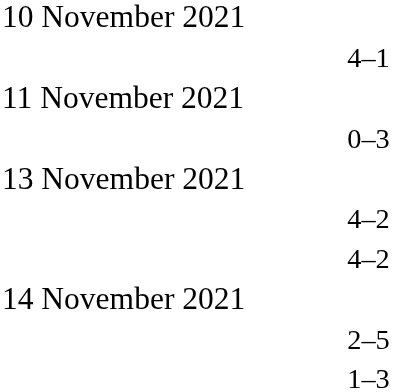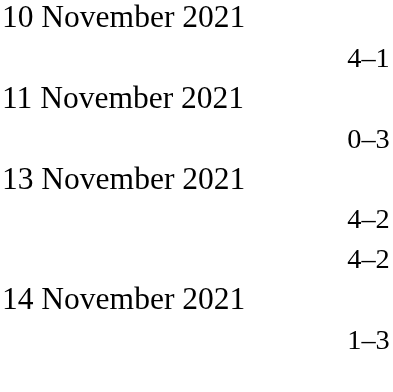- row: (152, 340)
